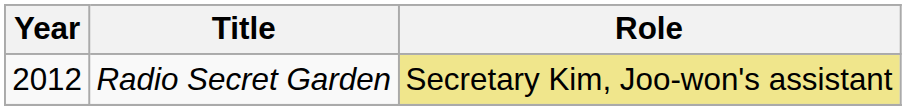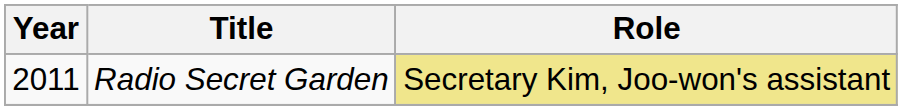(47, 79) 2012 -> (46, 79) 2011
